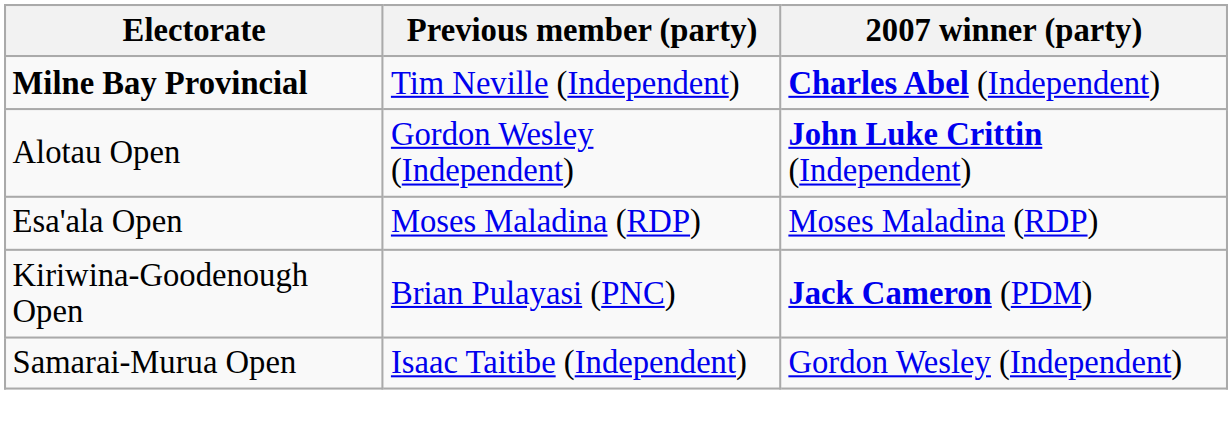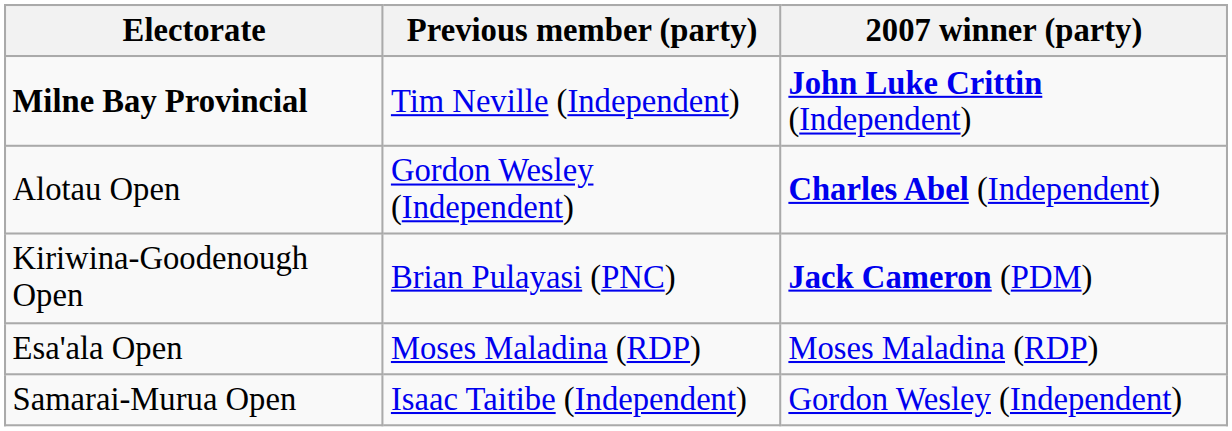(974, 82) Charles Abel (Independent) -> (915, 100) John Luke Crittin (Independent)
(915, 152) John Luke Crittin (Independent) -> (974, 188) Charles Abel (Independent)
rows swapped: (98, 222) <-> (160, 292)
